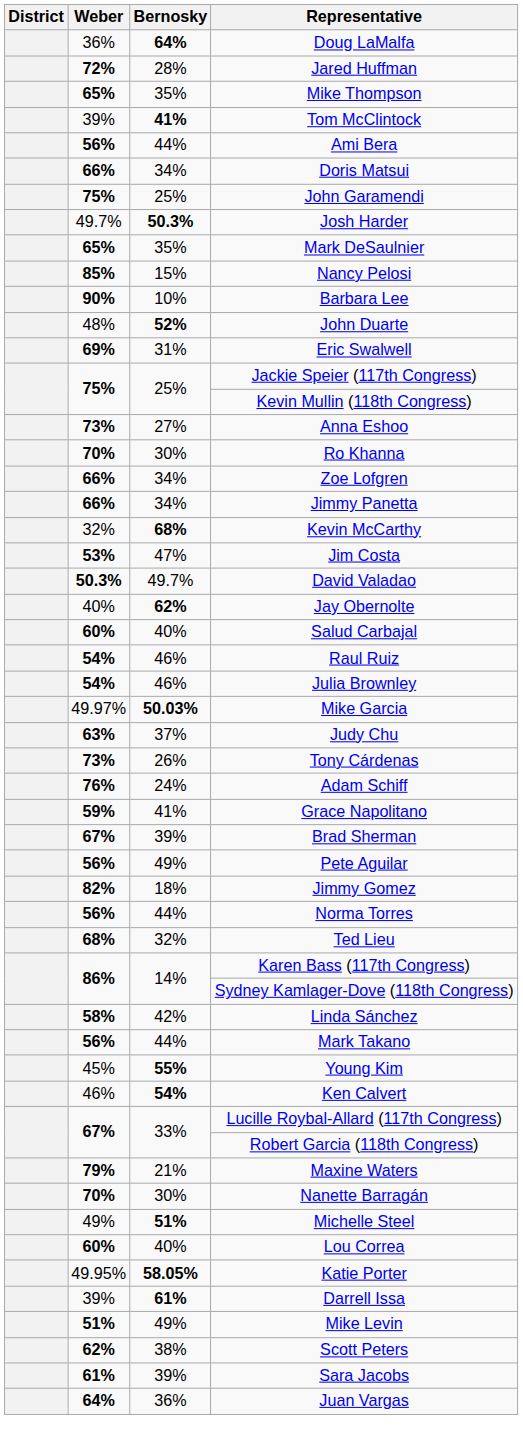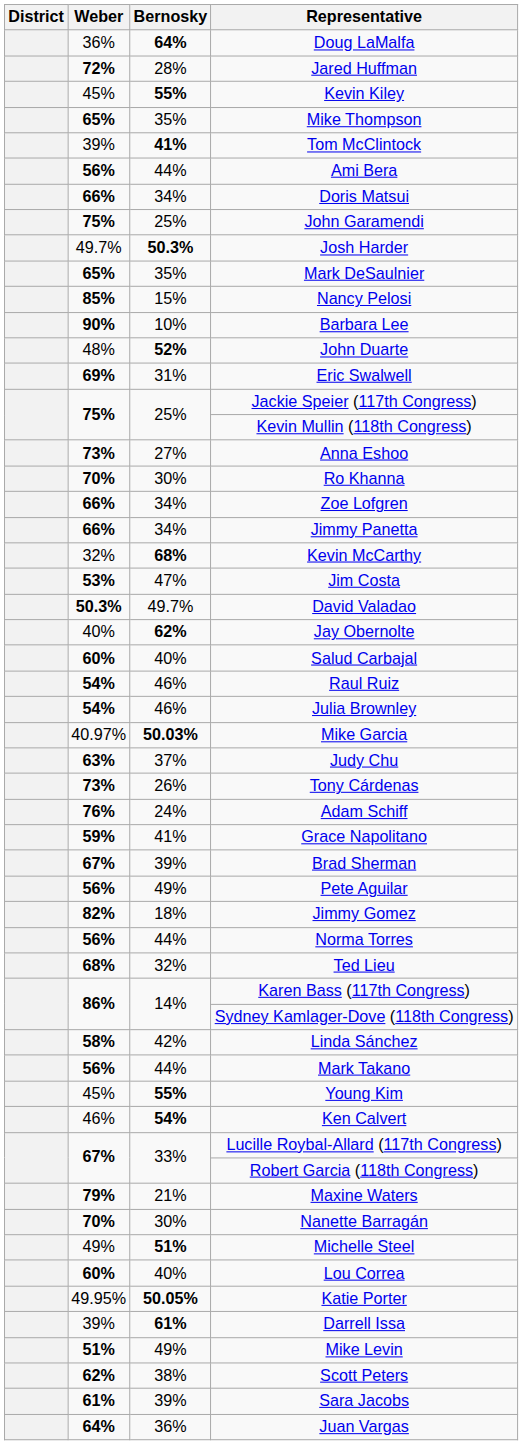+ row: (364, 94)
(99, 709) 49.97% -> (99, 734) 40.97%
(170, 1273) 58.05% -> (170, 1298) 50.05%
